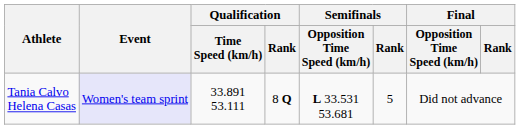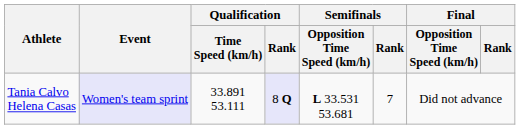(282, 99) no background -> (282, 99) lavender background
(390, 99) 5 -> (390, 99) 7
